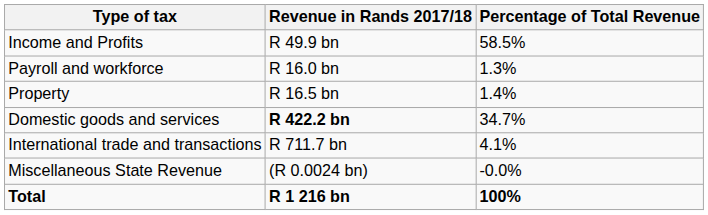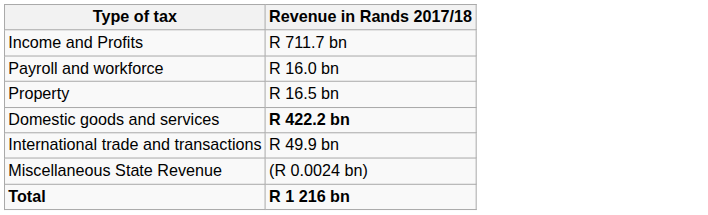- column: (590, 17)
(304, 42) R 49.9 bn -> (308, 42) R 711.7 bn
(308, 145) R 711.7 bn -> (304, 145) R 49.9 bn
